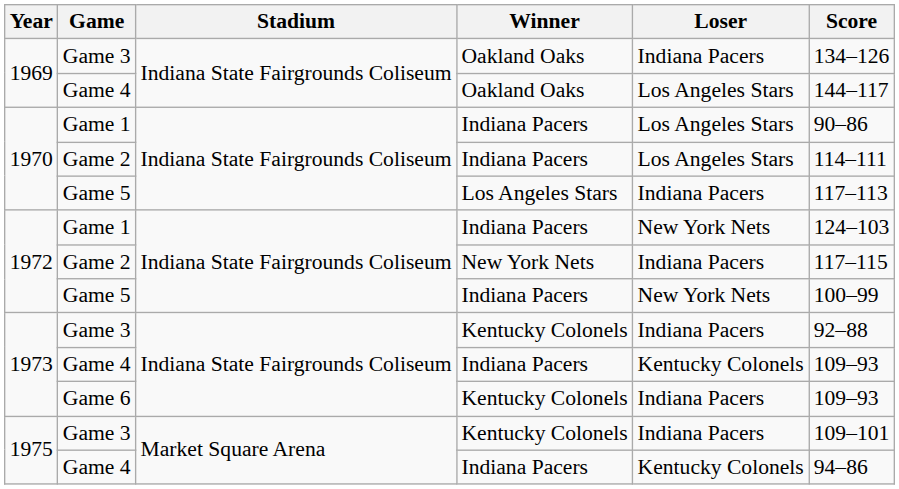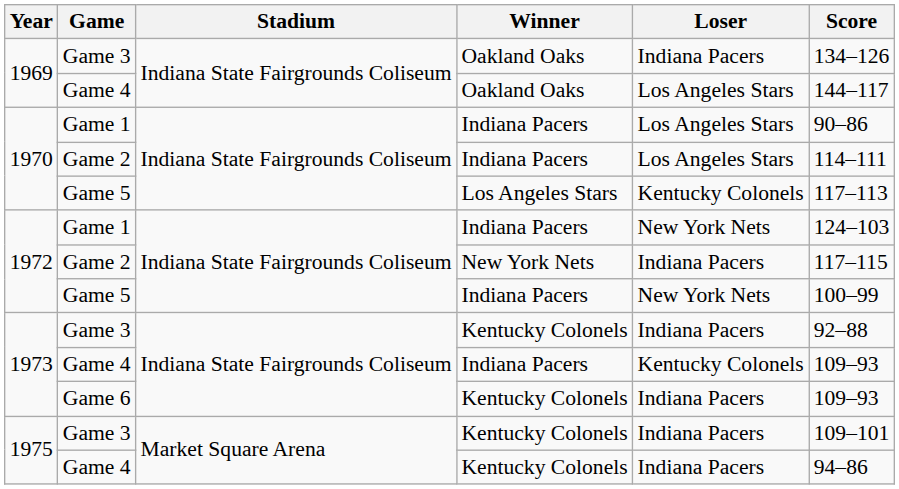(701, 192) Indiana Pacers -> (721, 192) Kentucky Colonels
(525, 466) Indiana Pacers -> (545, 466) Kentucky Colonels
(721, 466) Kentucky Colonels -> (701, 466) Indiana Pacers
